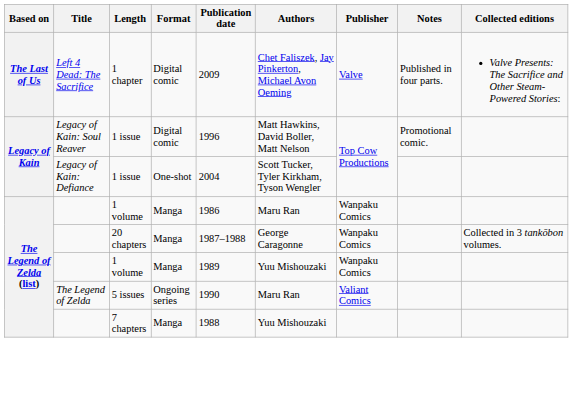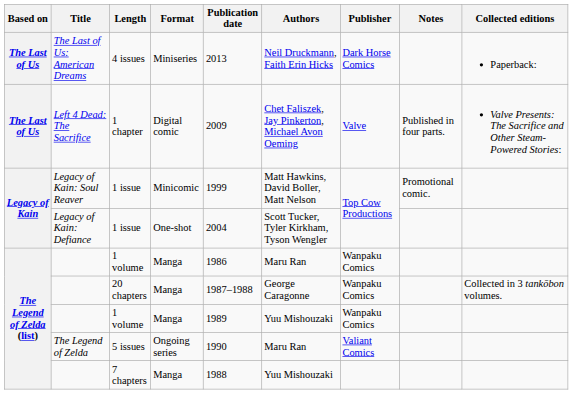+ row: (77, 58)
(168, 136) Digital comic -> (176, 188) Minicomic
(209, 136) 1996 -> (216, 188) 1999
